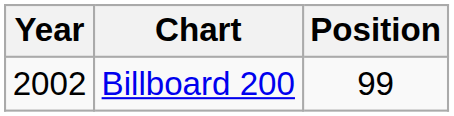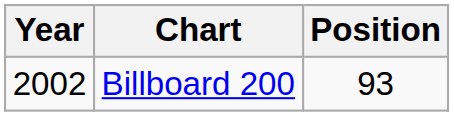(376, 83) 99 -> (376, 83) 93
